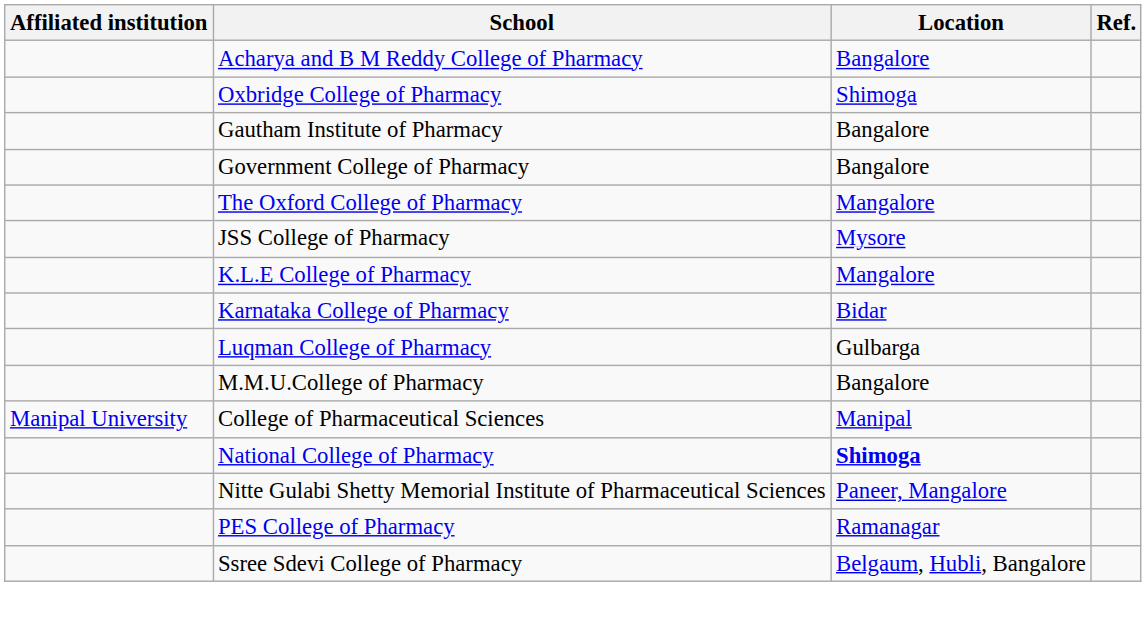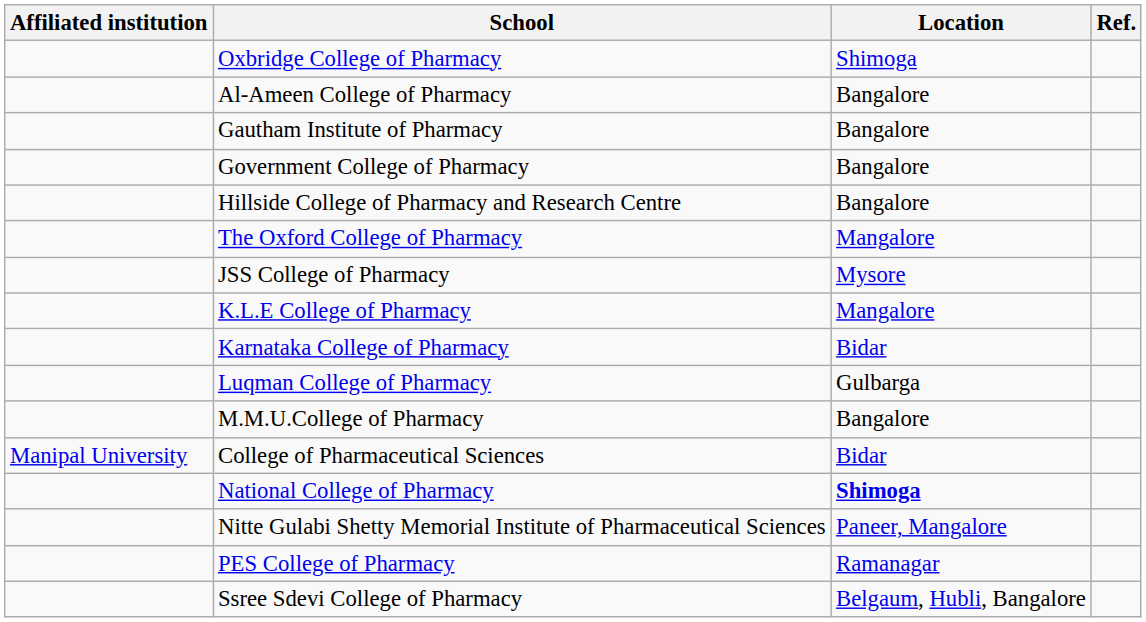- row: (430, 58)
+ row: (365, 94)
+ row: (450, 202)
(874, 418) Manipal -> (861, 454) Bidar
